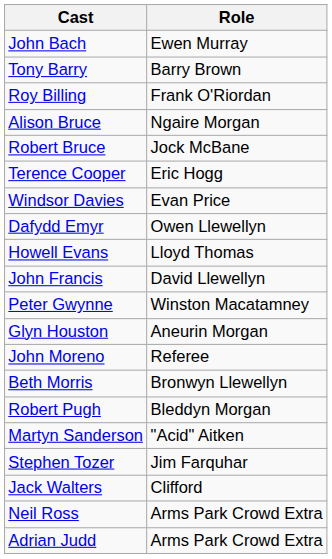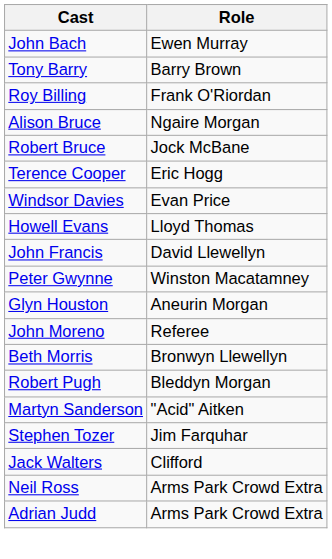- row: (56, 226)
